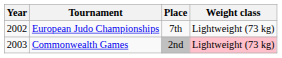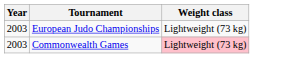- column: (176, 12)
(17, 28) 2002 -> (17, 28) 2003
